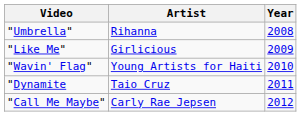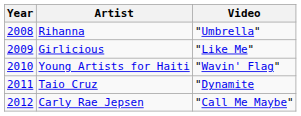columns swapped: (280, 13) <-> (56, 13)
